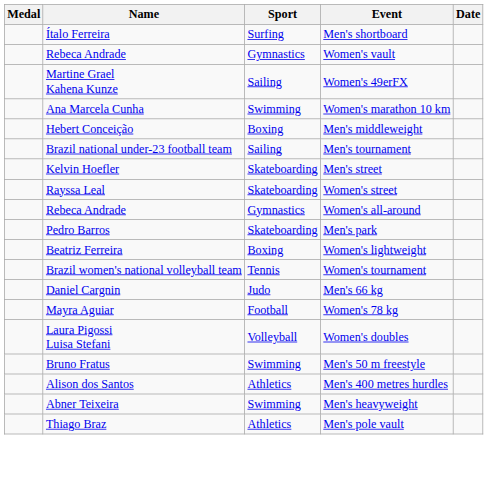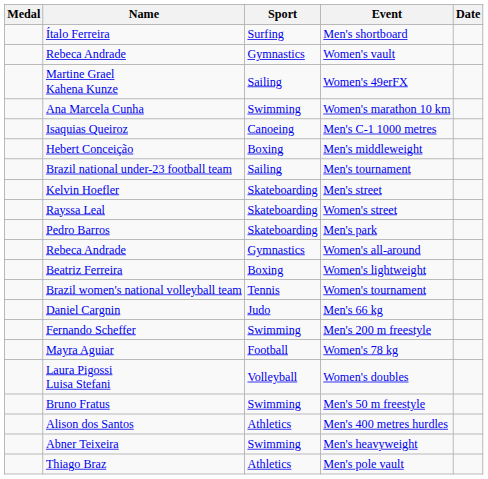+ row: (380, 129)
rows swapped: (372, 209) <-> (350, 229)
+ row: (377, 329)
